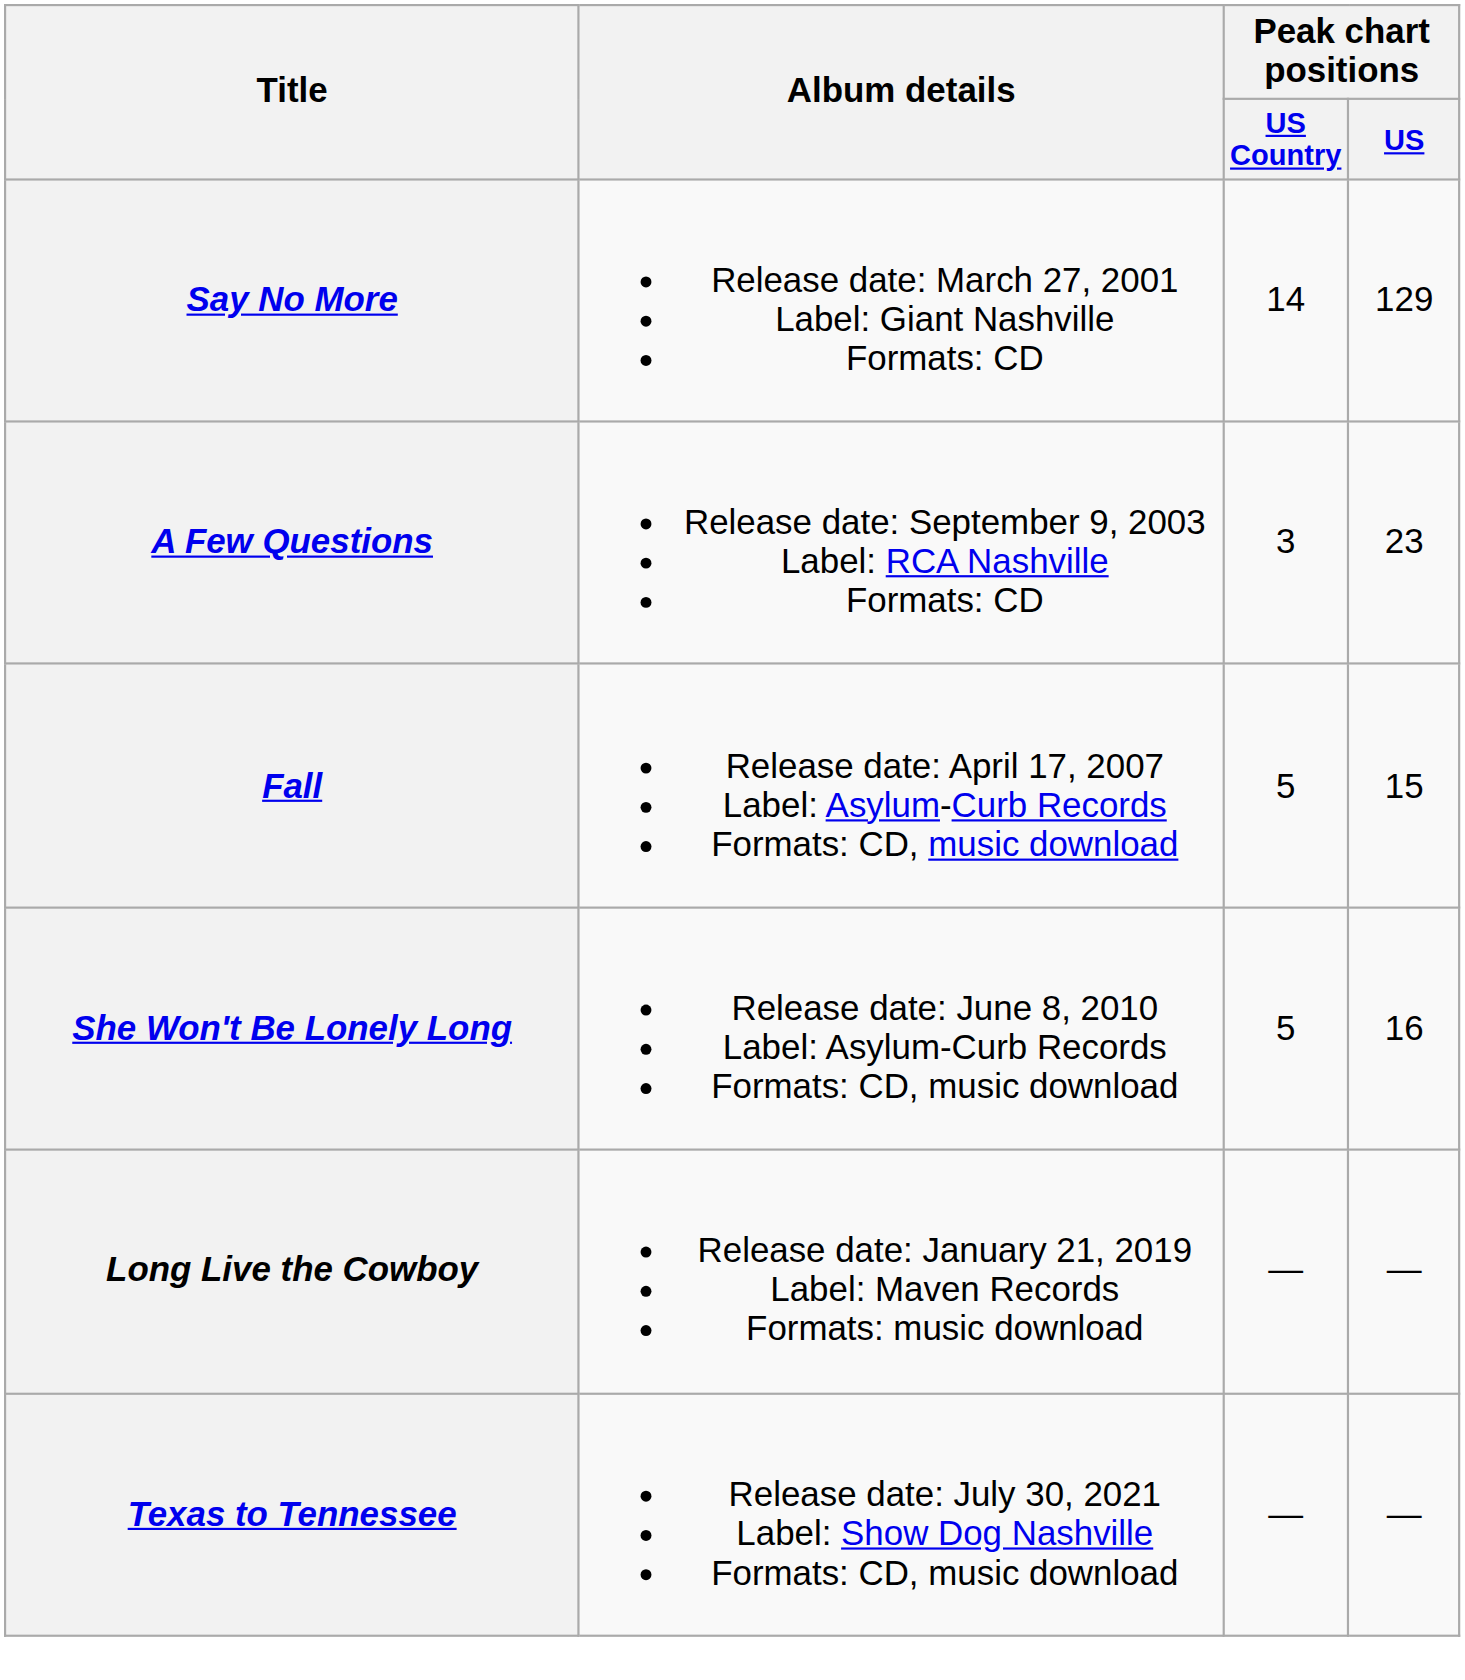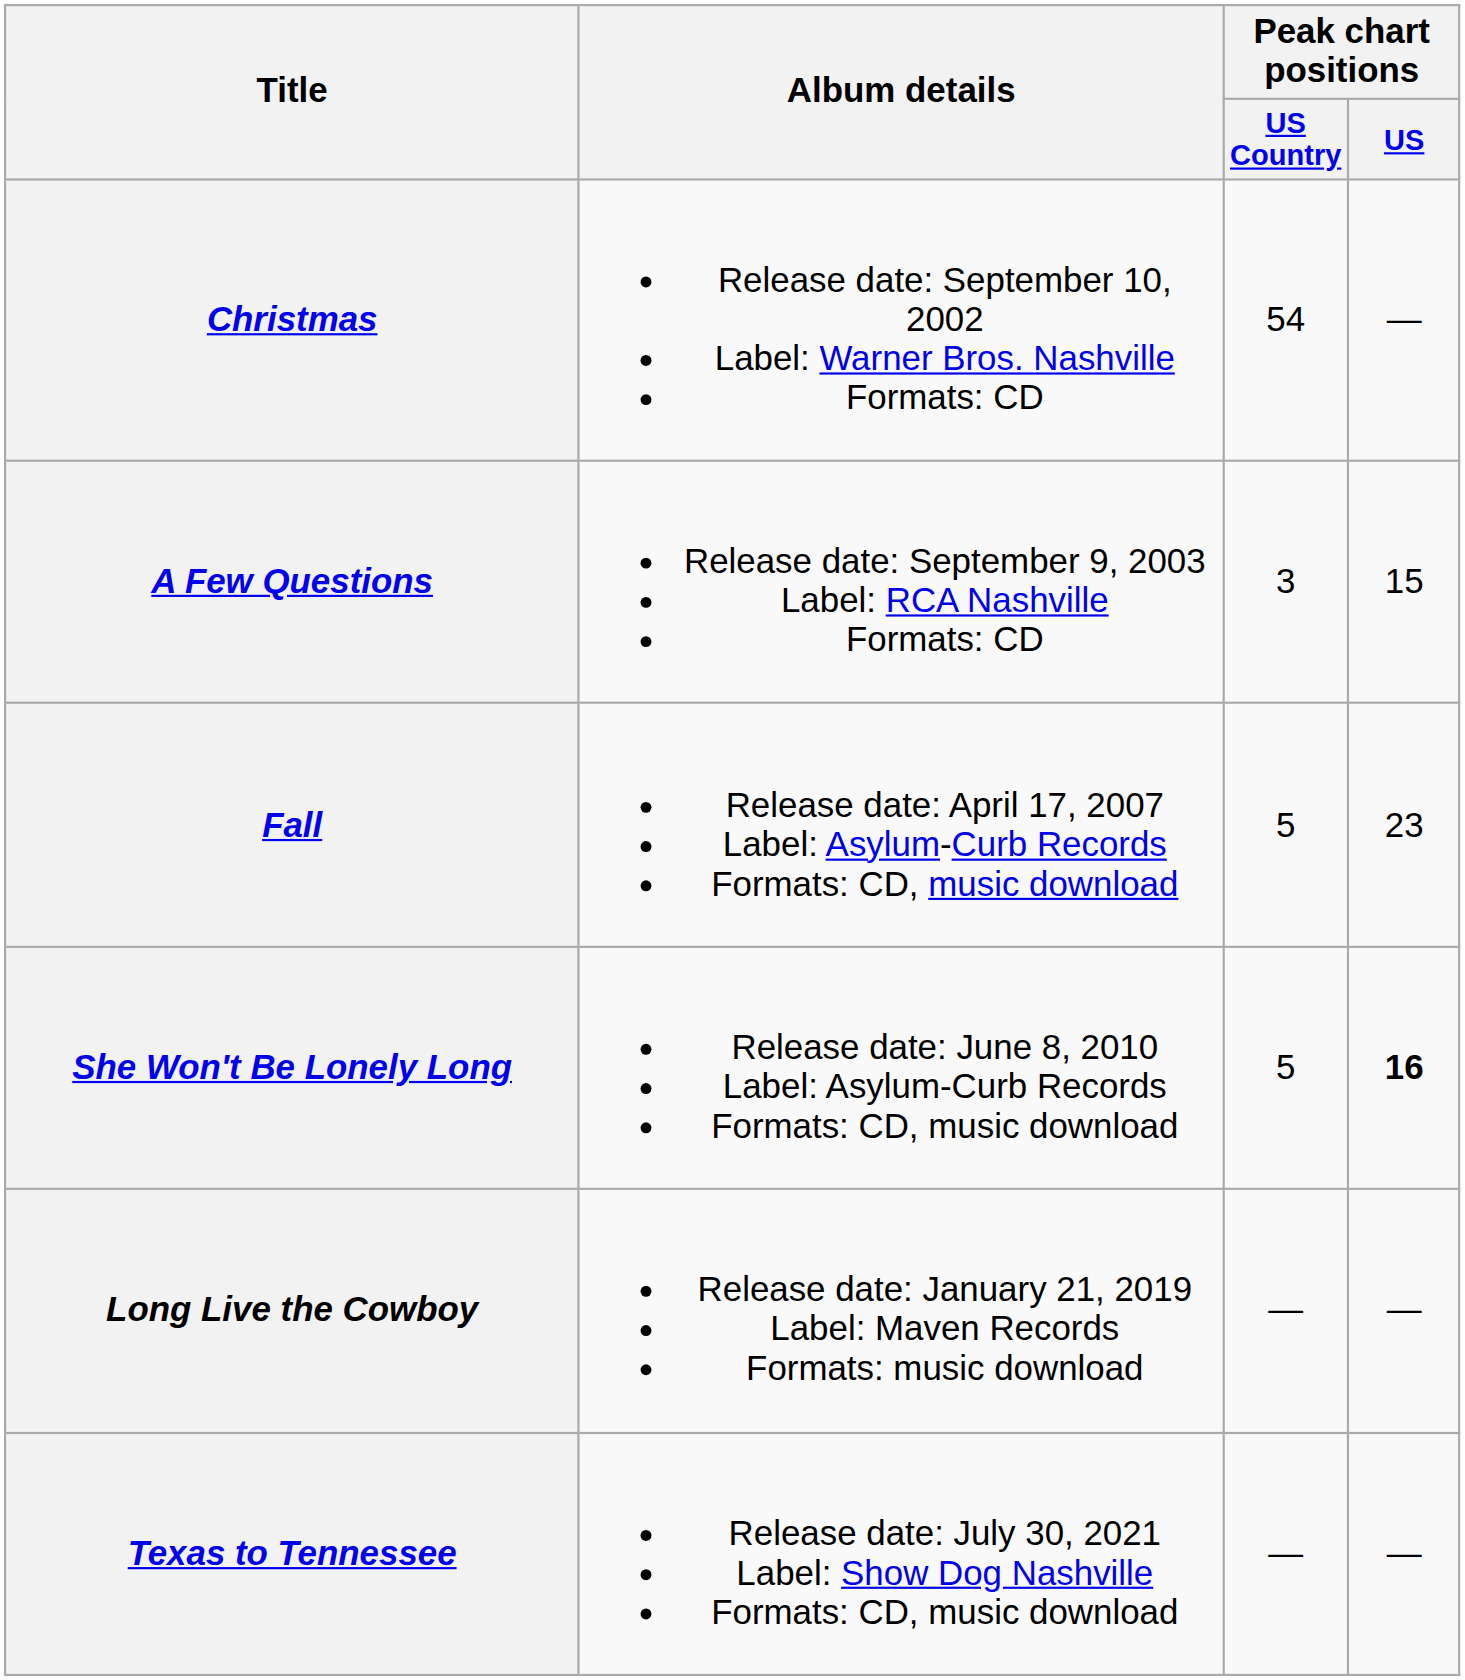- row: (292, 299)
+ row: (292, 319)
(1404, 542) 23 -> (1404, 581) 15
(1404, 785) 15 -> (1404, 824) 23
(1404, 1028) normal -> (1404, 1067) bold
